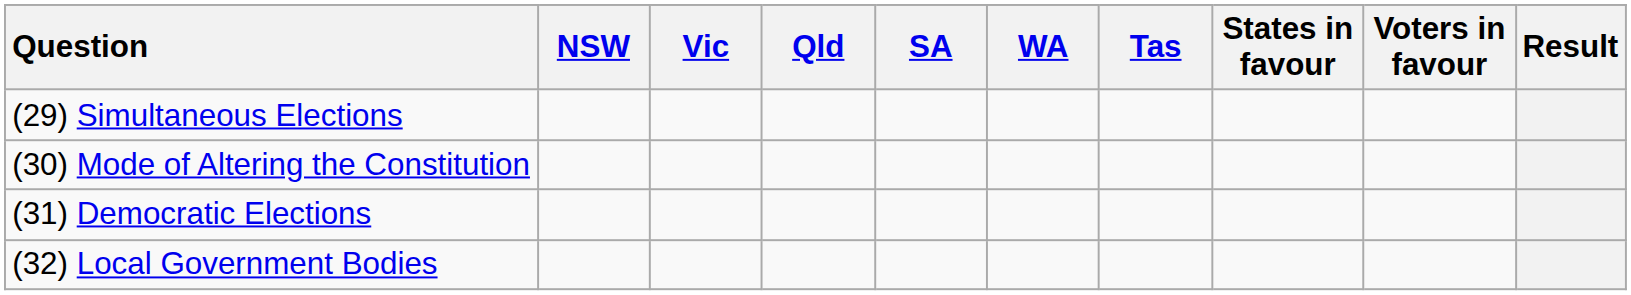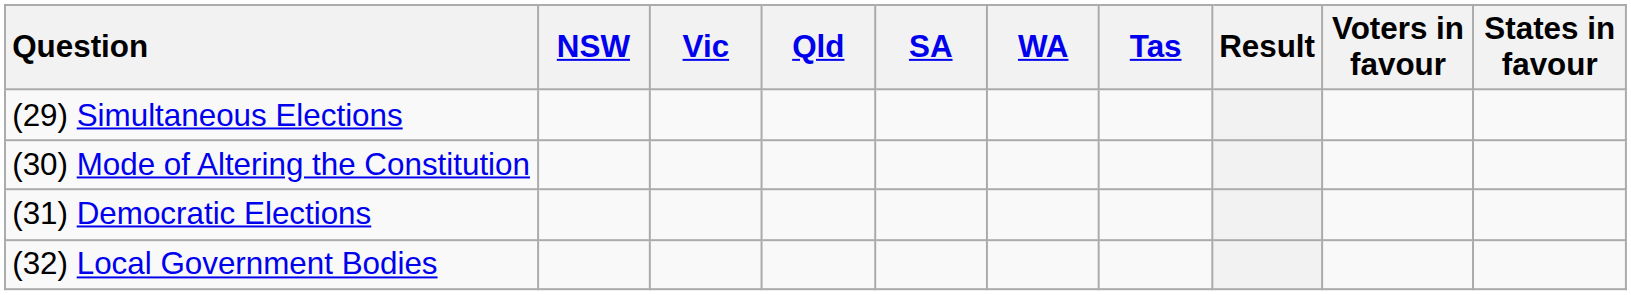columns swapped: (1288, 47) <-> (1570, 47)
